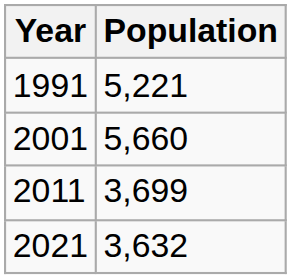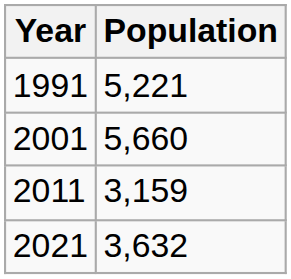(146, 191) 3,699 -> (146, 191) 3,159
